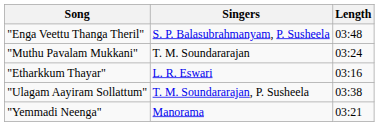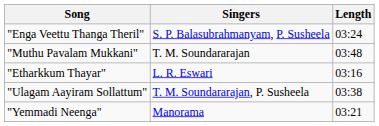(349, 34) 03:48 -> (349, 34) 03:24
(349, 53) 03:24 -> (349, 53) 03:48
